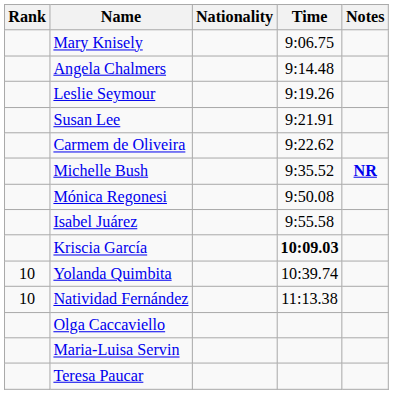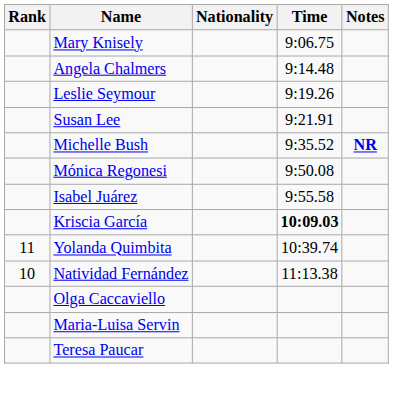- row: (119, 145)
(27, 273) 10 -> (27, 247) 11
